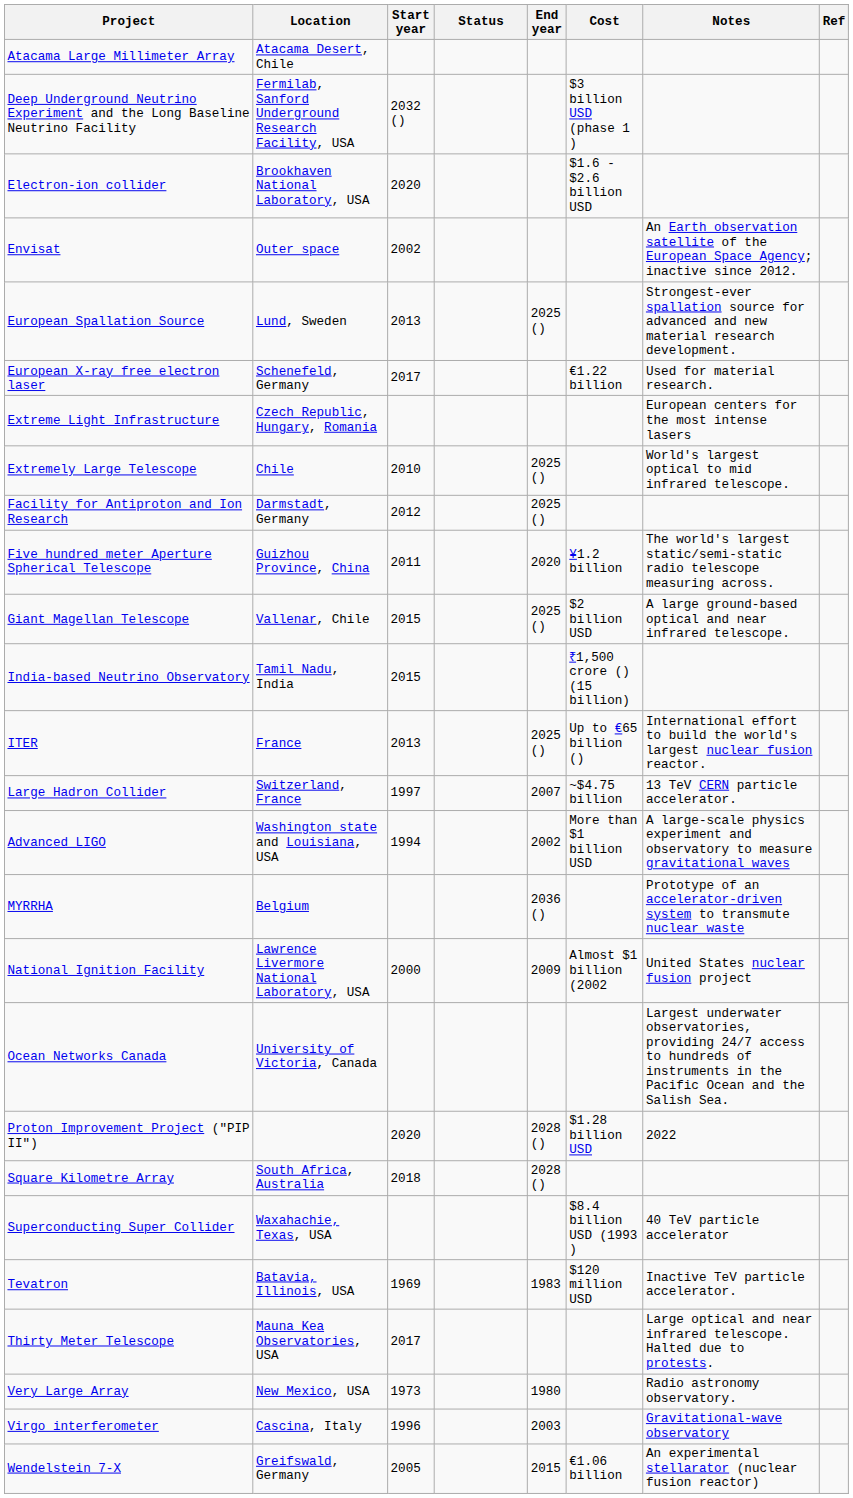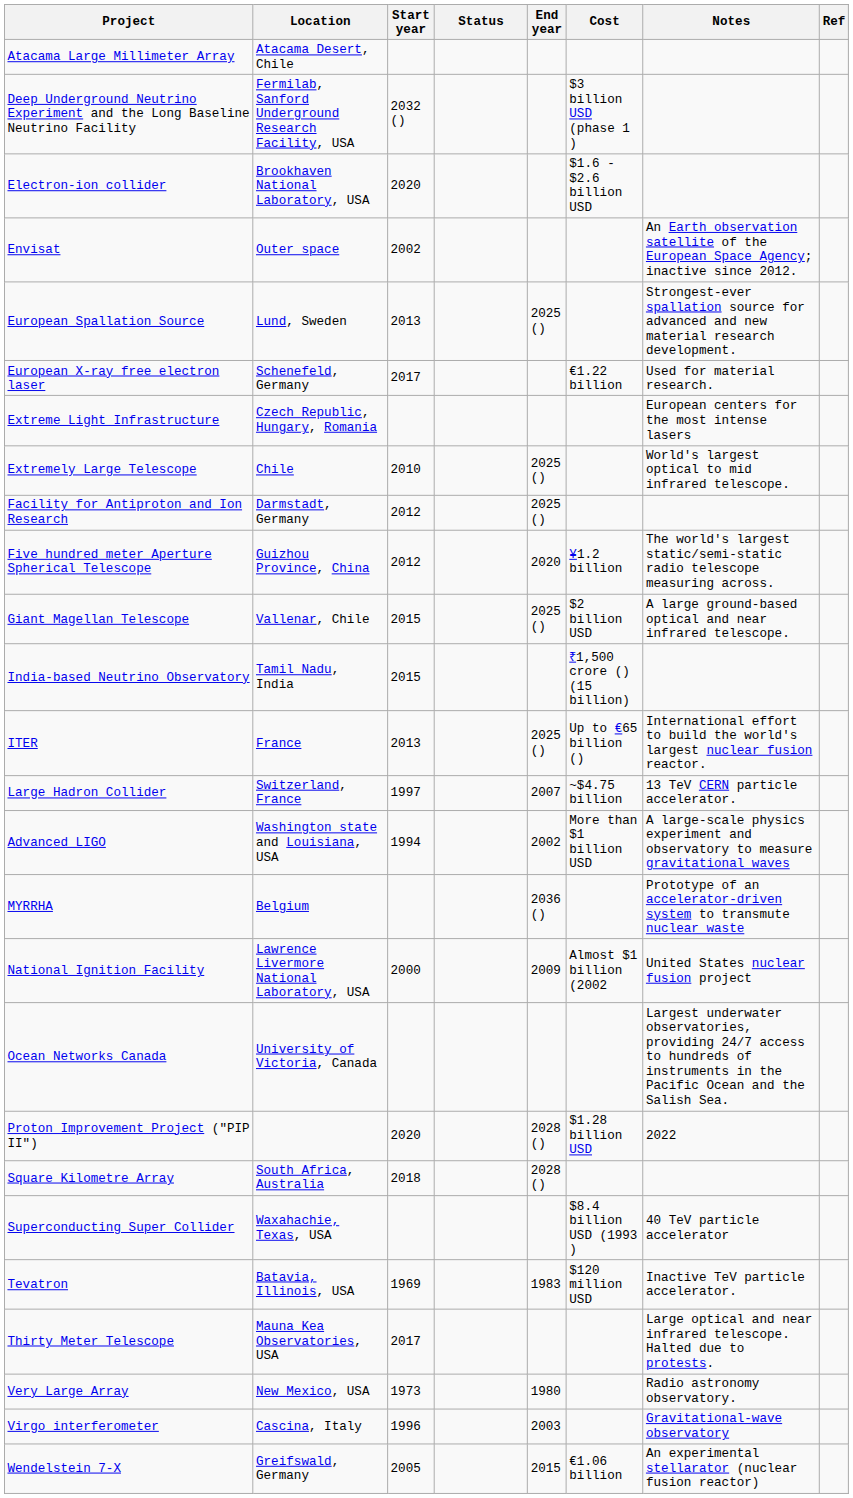(406, 562) 2011 -> (406, 562) 2012
